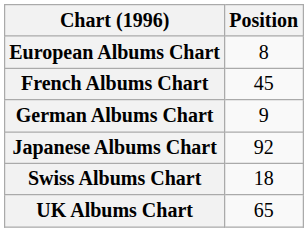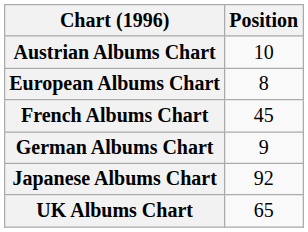+ row: (115, 52)
- row: (115, 178)
